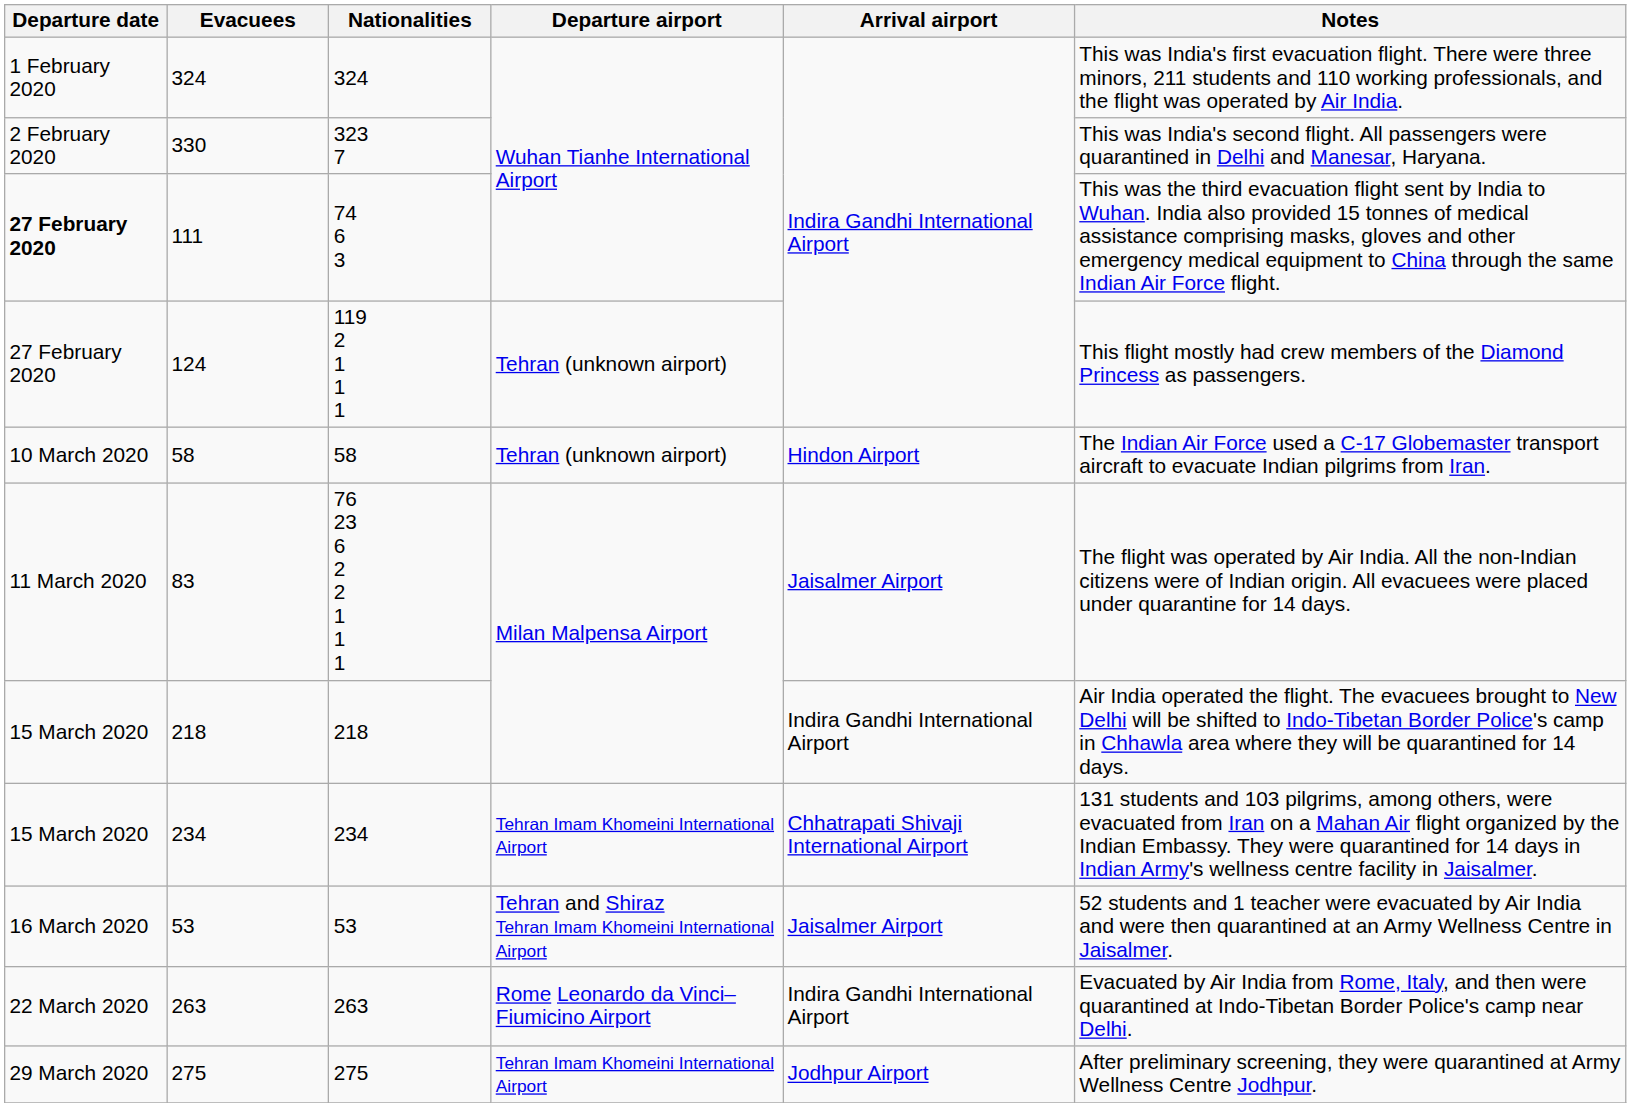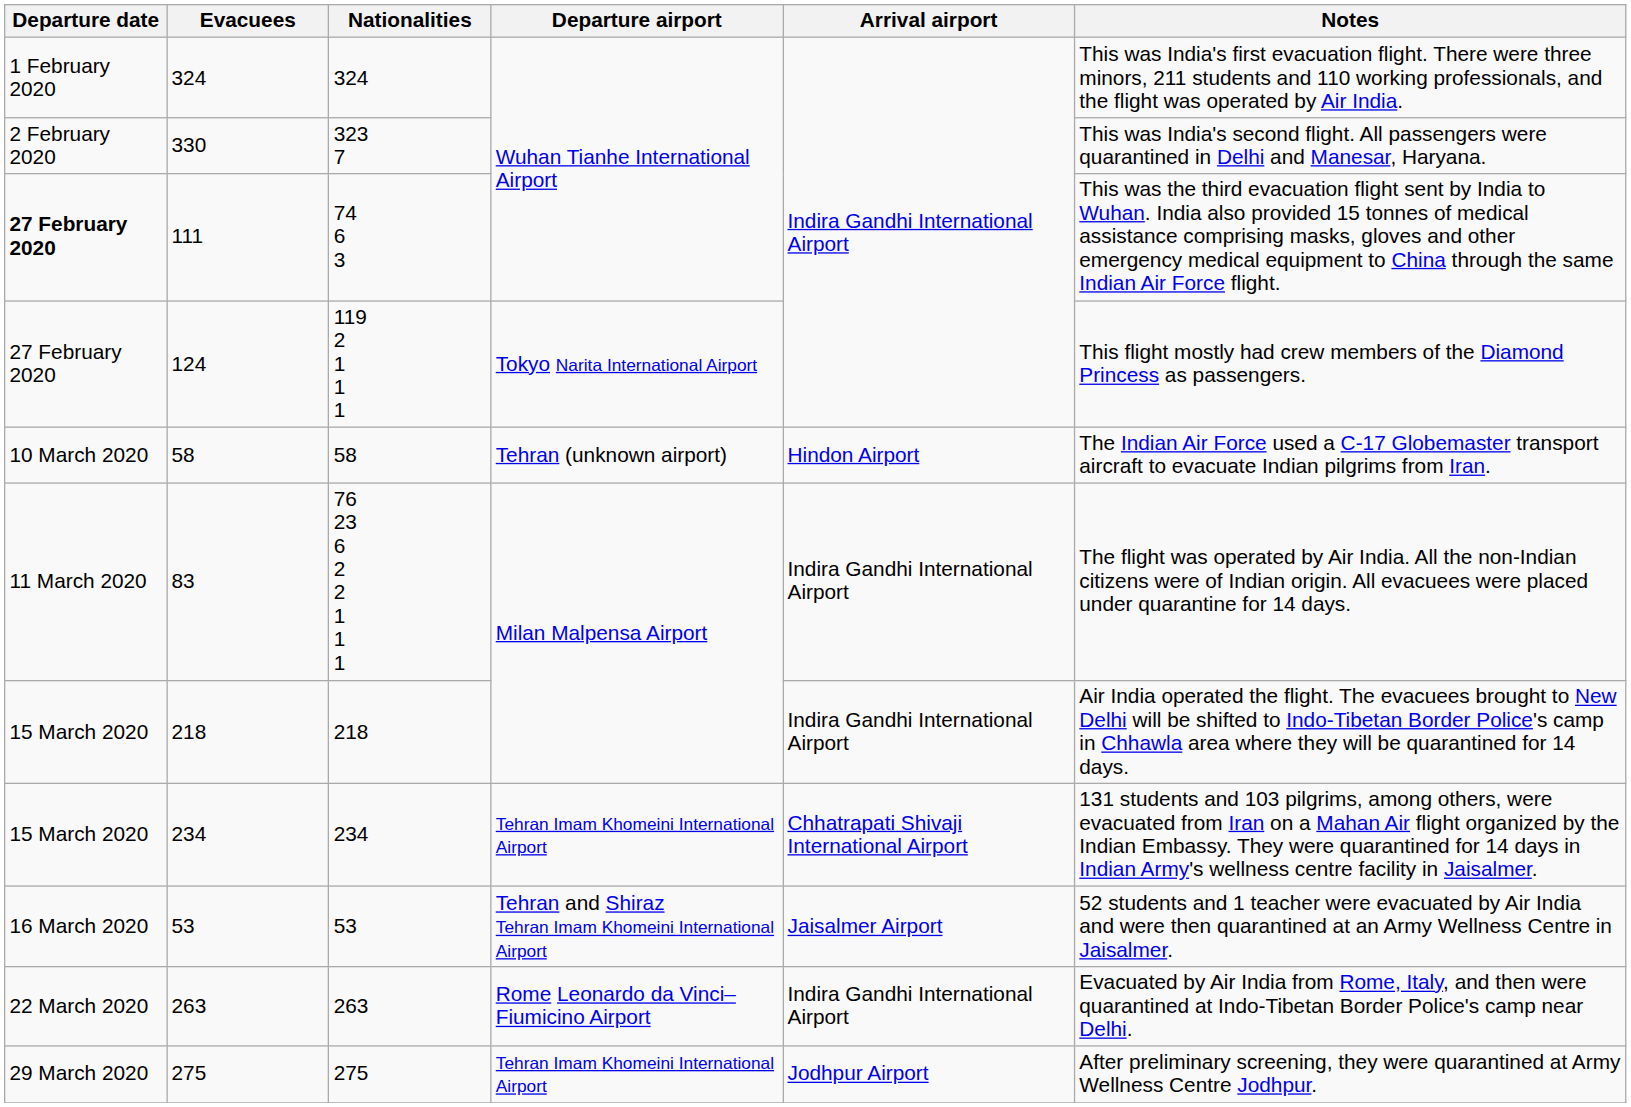(611, 363) Tehran (unknown airport) -> (626, 363) Tokyo Narita International Airport
(865, 581) Jaisalmer Airport -> (910, 581) Indira Gandhi International Airport
